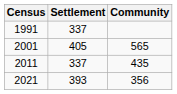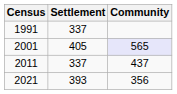(140, 47) no background -> (140, 47) lavender background
(140, 64) 435 -> (140, 64) 437
